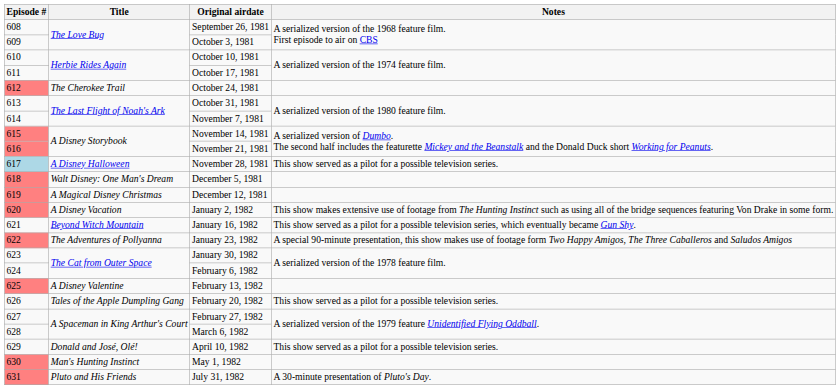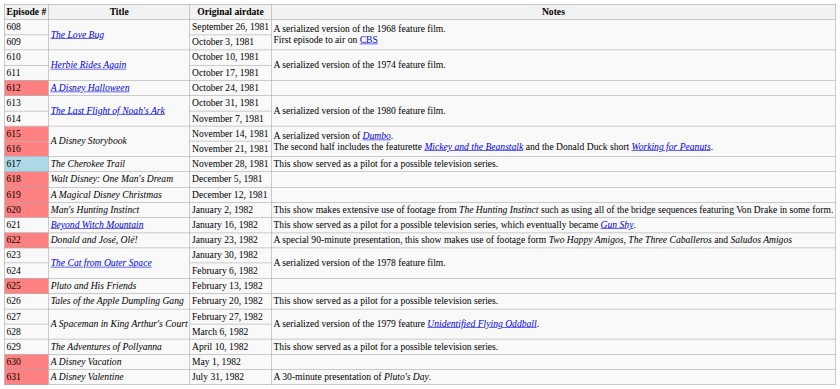(88, 88) The Cherokee Trail -> (90, 88) A Disney Halloween
(90, 164) A Disney Halloween -> (88, 164) The Cherokee Trail
(86, 210) A Disney Vacation -> (95, 210) Man's Hunting Instinct
(106, 240) The Adventures of Pollyanna -> (94, 240) Donald and José, Olé!
(87, 286) A Disney Valentine -> (93, 286) Pluto and His Friends
(94, 347) Donald and José, Olé! -> (106, 347) The Adventures of Pollyanna
(95, 362) Man's Hunting Instinct -> (86, 362) A Disney Vacation
(93, 377) Pluto and His Friends -> (87, 377) A Disney Valentine
